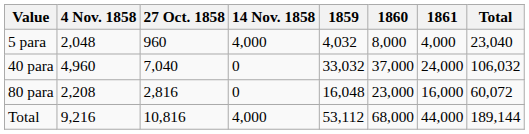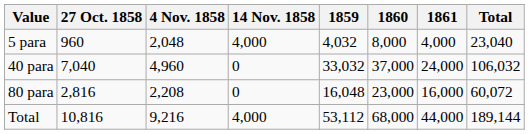columns swapped: (184, 16) <-> (99, 16)
